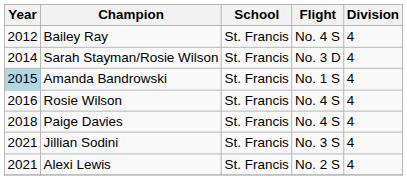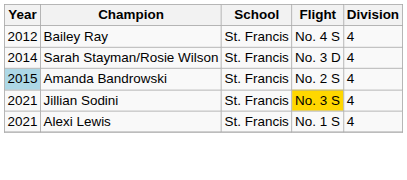(317, 79) No. 1 S -> (317, 79) No. 2 S
- row: (83, 100)
- row: (83, 121)
(317, 143) no background -> (317, 100) gold background
(317, 164) No. 2 S -> (317, 121) No. 1 S
